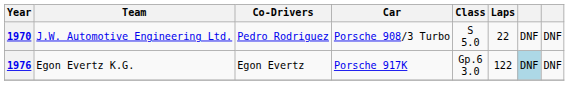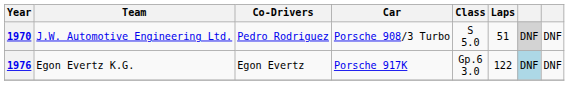(503, 36) 22 -> (503, 36) 51
(529, 36) no background -> (529, 36) lightgrey background
